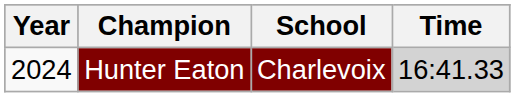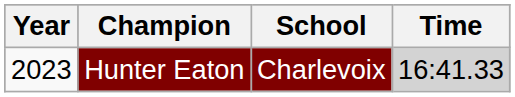(41, 69) 2024 -> (41, 69) 2023
